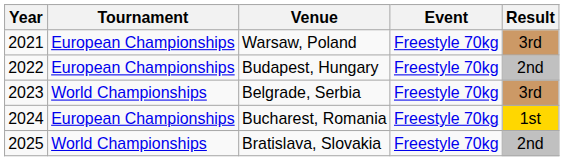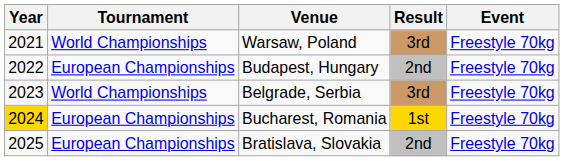columns swapped: (530, 17) <-> (446, 17)
(143, 43) European Championships -> (129, 43) World Championships
(26, 118) no background -> (26, 118) gold background
(129, 144) World Championships -> (143, 144) European Championships
